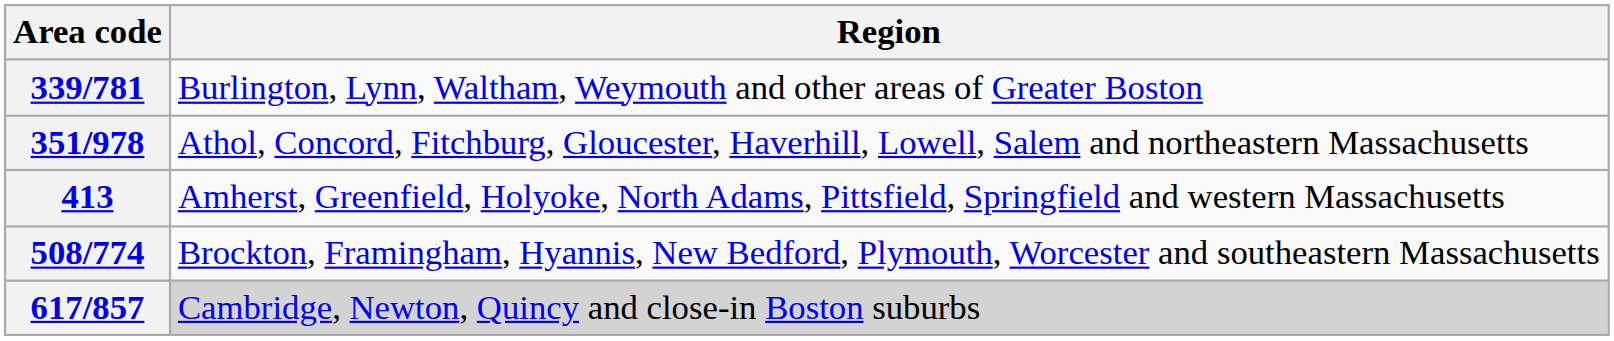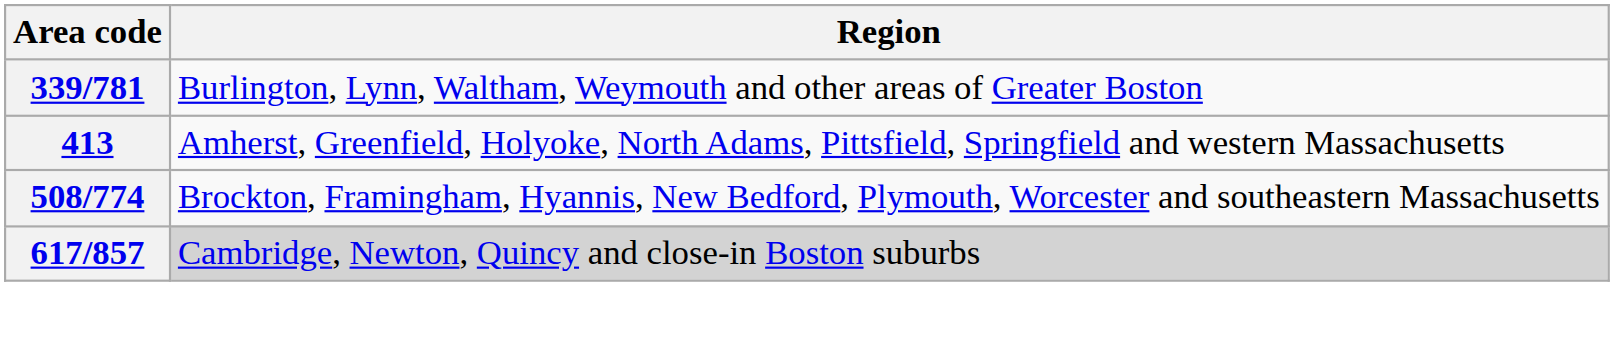- row: (87, 142)
